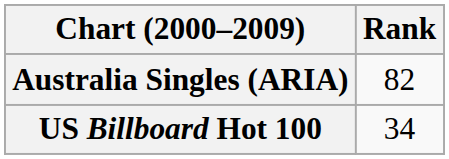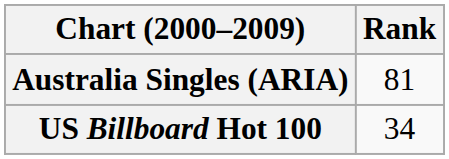(400, 79) 82 -> (400, 79) 81
